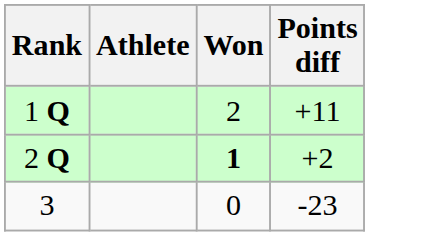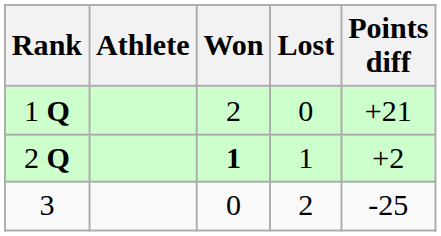+ column: (306, 45)
(318, 109) +11 -> (388, 109) +21
(318, 205) -23 -> (388, 205) -25
